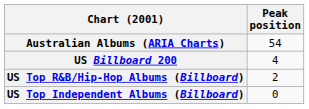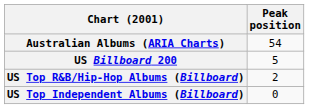(275, 60) 4 -> (275, 60) 5
